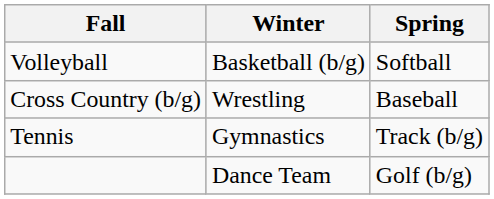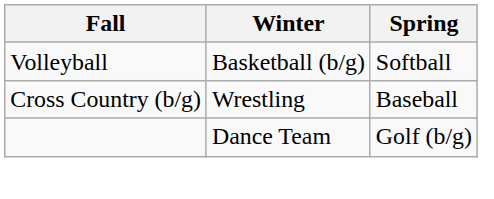- row: (42, 136)
